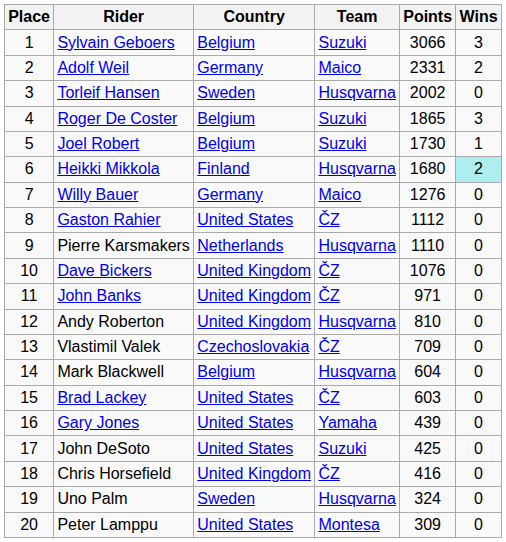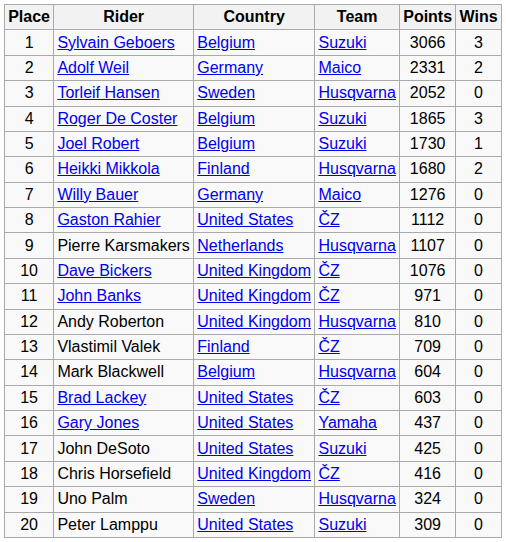(428, 93) 2002 -> (428, 93) 2052
(478, 169) paleturquoise background -> (478, 169) no background
(428, 245) 1110 -> (428, 245) 1107
(253, 347) Czechoslovakia -> (223, 347) Finland
(428, 423) 439 -> (428, 423) 437
(349, 524) Montesa -> (342, 524) Suzuki
